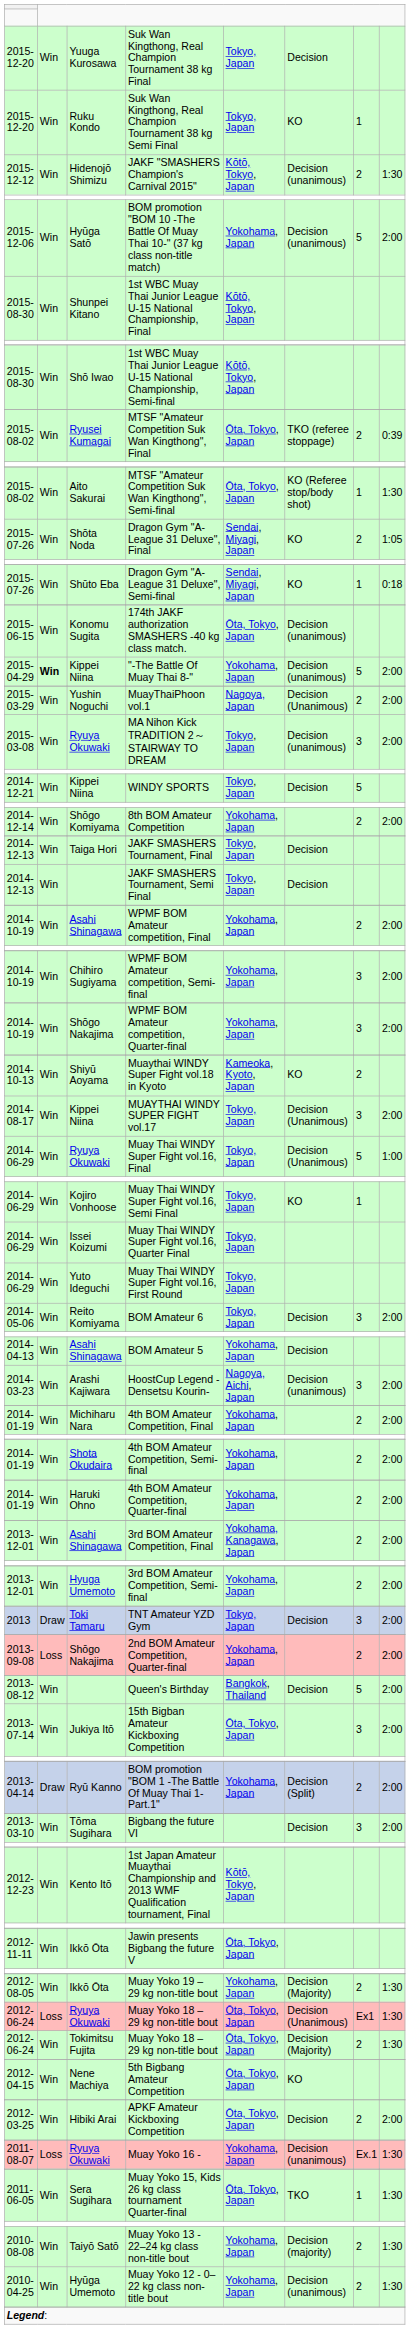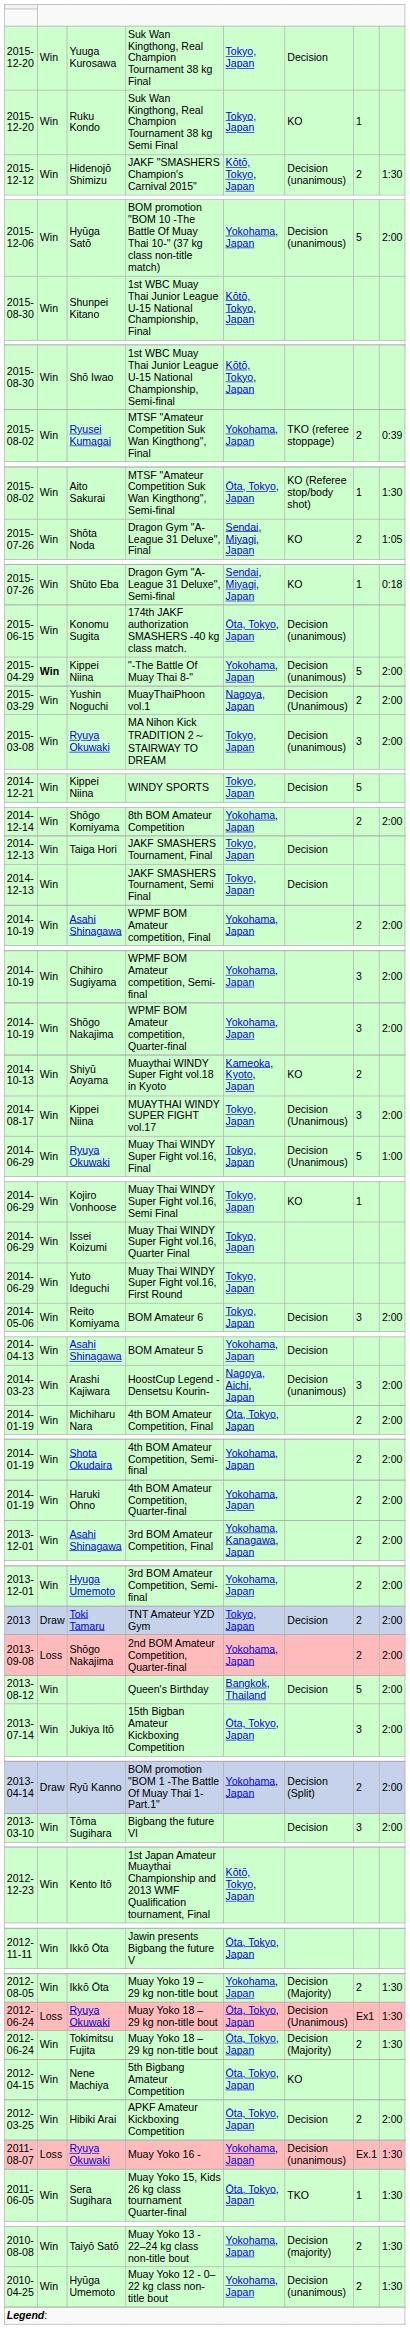(252, 435) Ōta, Tokyo, Japan -> (252, 435) Yokohama, Japan
(252, 1420) Yokohama, Japan -> (252, 1420) Ōta, Tokyo, Japan
(359, 1620) 3 -> (359, 1620) 2
